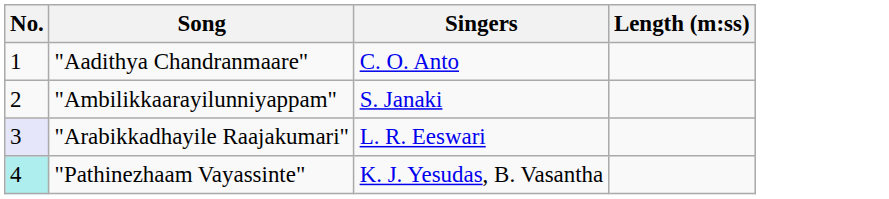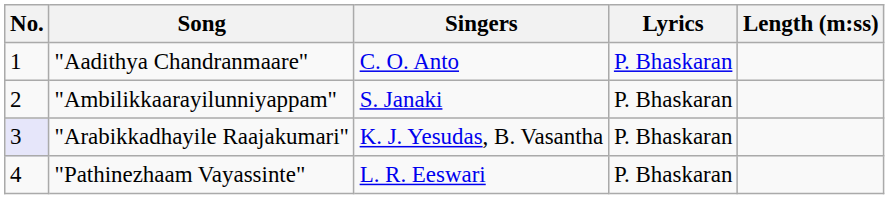+ column: (673, 23)
(423, 137) L. R. Eeswari -> (481, 137) K. J. Yesudas, B. Vasantha
(16, 174) paleturquoise background -> (16, 174) no background
(481, 174) K. J. Yesudas, B. Vasantha -> (423, 174) L. R. Eeswari
